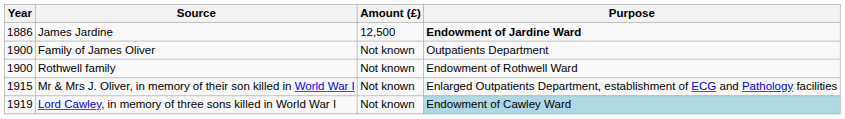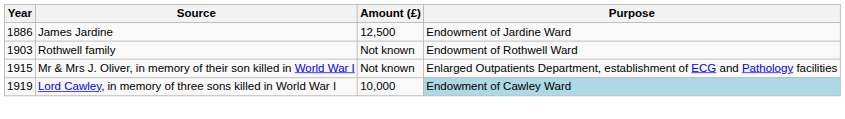(504, 31) bold -> (499, 31) normal
- row: (97, 50)
(20, 68) 1900 -> (20, 50) 1903
(387, 104) Not known -> (378, 86) 10,000
